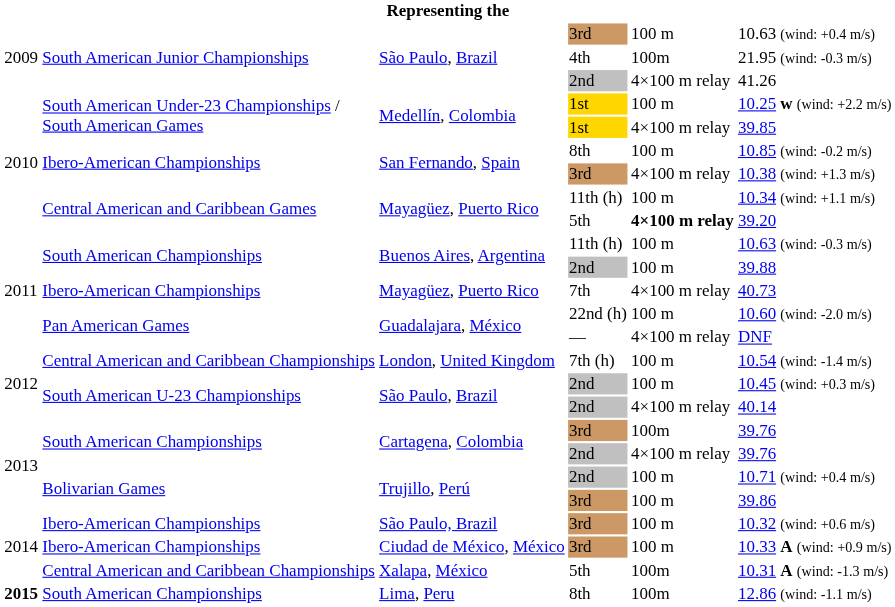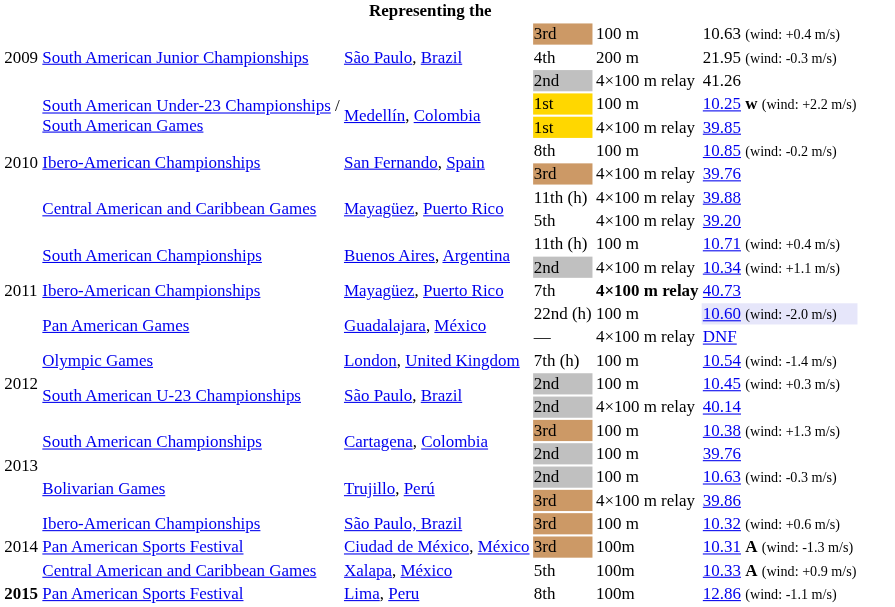(650, 57) 100m -> (617, 57) 200 m
(807, 173) 10.38 (wind: +1.3 m/s) -> (722, 173) 39.76
(653, 197) 100 m -> (645, 197) 4×100 m relay
(807, 197) 10.34 (wind: +1.1 m/s) -> (722, 197) 39.88
(682, 220) bold -> (645, 220) normal
(805, 243) 10.63 (wind: -0.3 m/s) -> (771, 243) 10.71 (wind: +0.4 m/s)
(653, 267) 100 m -> (645, 267) 4×100 m relay
(757, 267) 39.88 -> (771, 267) 10.34 (wind: +1.1 m/s)
(681, 290) normal -> (647, 290) bold
(805, 313) no background -> (770, 313) lavender background
(209, 360) Central American and Caribbean Championships -> (98, 360) Olympic Games
(650, 430) 100m -> (617, 430) 100 m
(757, 430) 39.76 -> (771, 430) 10.38 (wind: +1.3 m/s)
(681, 453) 4×100 m relay -> (617, 453) 100 m
(807, 477) 10.71 (wind: +0.4 m/s) -> (770, 477) 10.63 (wind: -0.3 m/s)
(653, 500) 100 m -> (645, 500) 4×100 m relay
(151, 547) Ibero-American Championships -> (143, 547) Pan American Sports Festival
(653, 547) 100 m -> (615, 547) 100m
(815, 547) 10.33 A (wind: +0.9 m/s) -> (778, 547) 10.31 A (wind: -1.3 m/s)
(209, 570) Central American and Caribbean Championships -> (179, 570) Central American and Caribbean Games
(813, 570) 10.31 A (wind: -1.3 m/s) -> (780, 570) 10.33 A (wind: +0.9 m/s)
(152, 593) South American Championships -> (143, 593) Pan American Sports Festival
